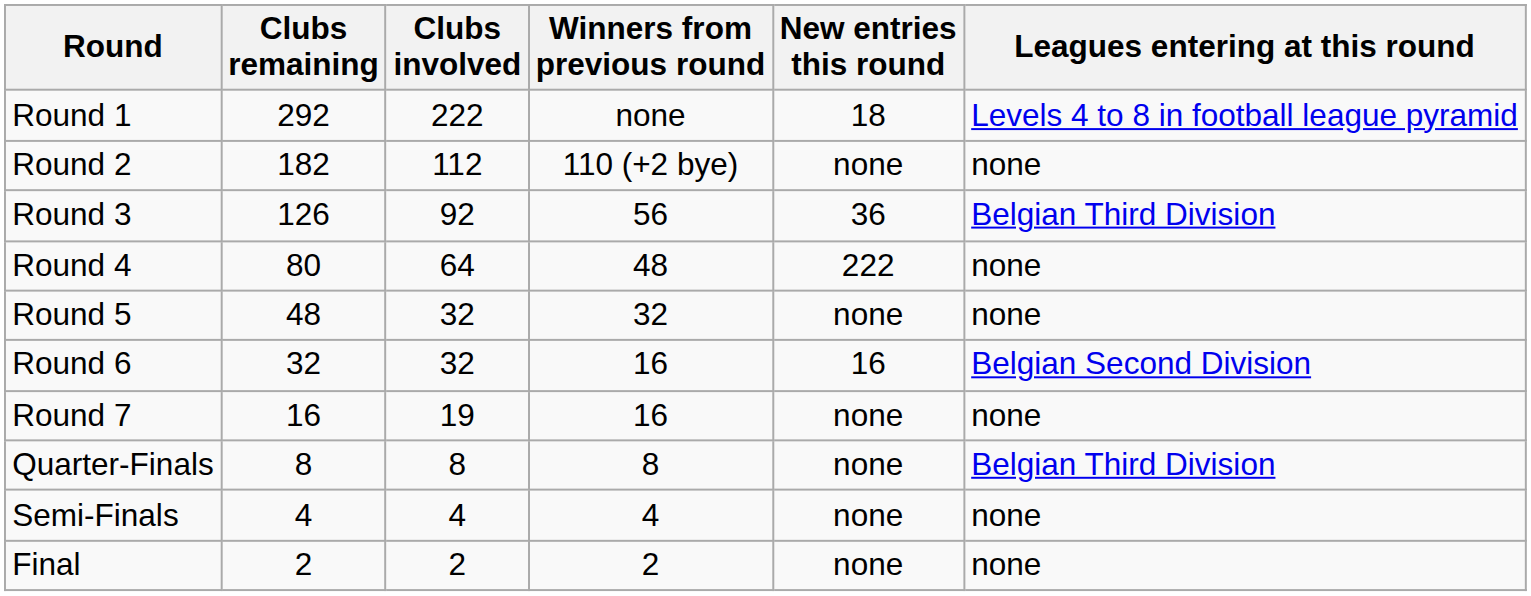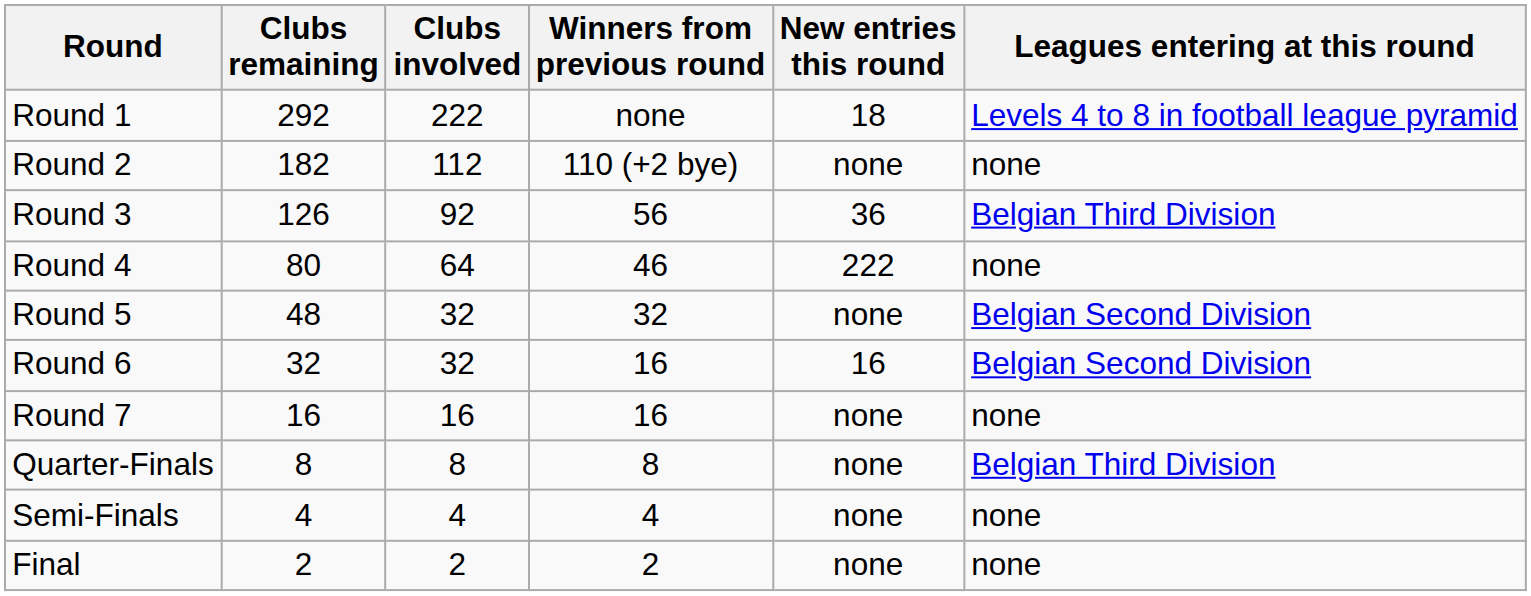(650, 264) 48 -> (650, 264) 46
(1006, 314) none -> (1141, 314) Belgian Second Division
(457, 414) 19 -> (457, 414) 16
